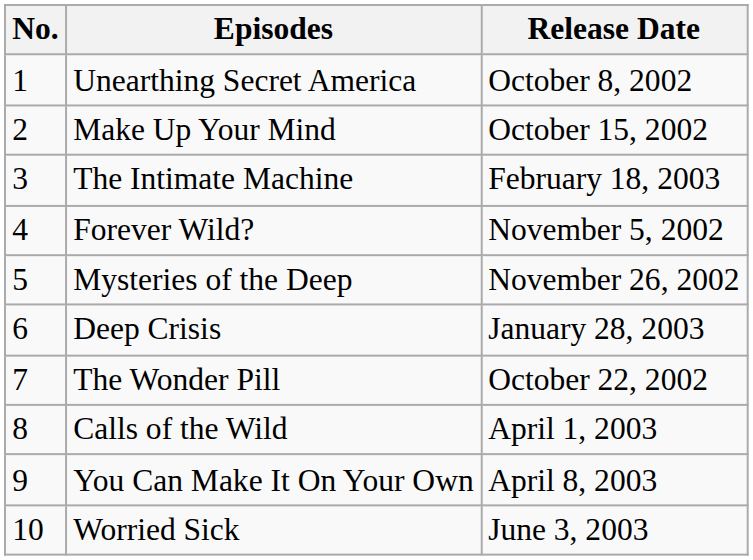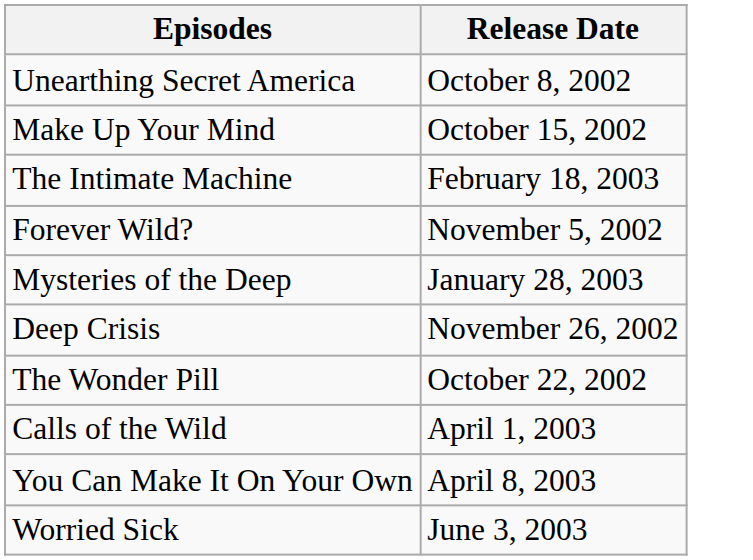- column: (35, 29)
(614, 279) November 26, 2002 -> (535, 279) January 28, 2003
(596, 329) January 28, 2003 -> (553, 329) November 26, 2002
